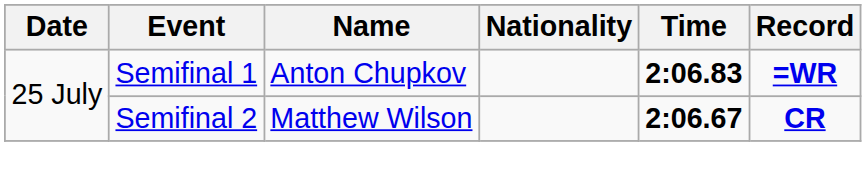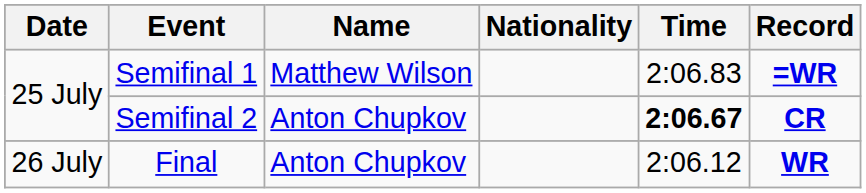(368, 72) Anton Chupkov -> (371, 72) Matthew Wilson
(694, 72) bold -> (694, 72) normal
(371, 118) Matthew Wilson -> (368, 118) Anton Chupkov
+ row: (186, 163)
